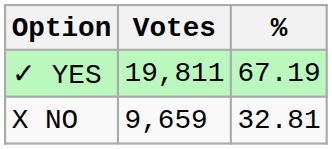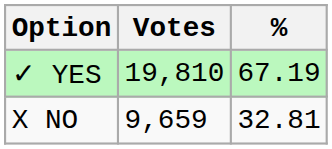(174, 74) 19,811 -> (174, 74) 19,810
